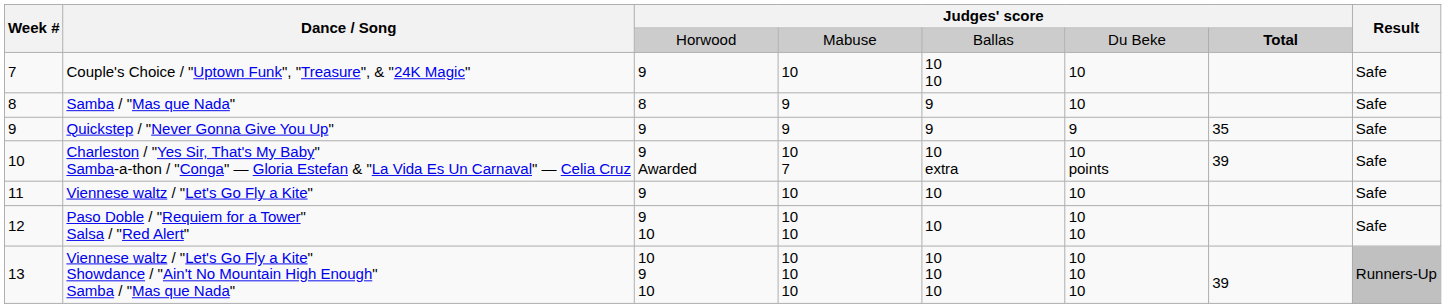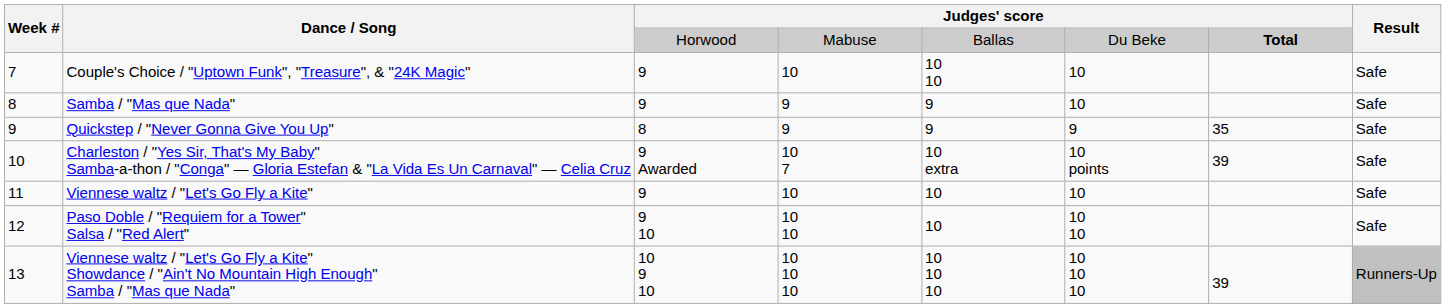(642, 104) 8 -> (642, 104) 9
(642, 128) 9 -> (642, 128) 8
